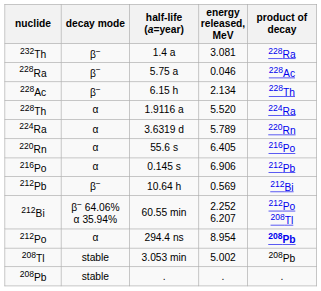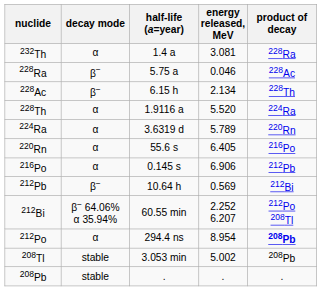(95, 53) β− -> (95, 53) α
